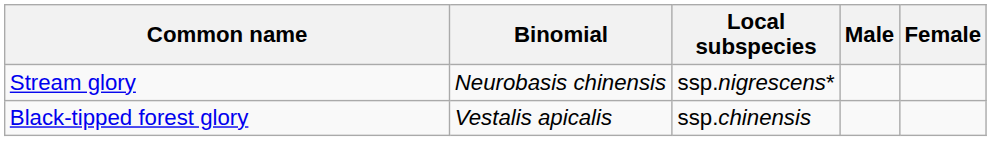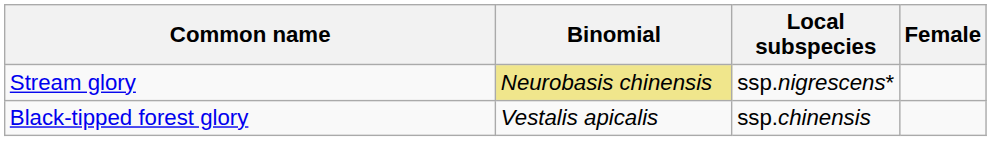- column: (870, 34)
(560, 82) no background -> (607, 82) khaki background
